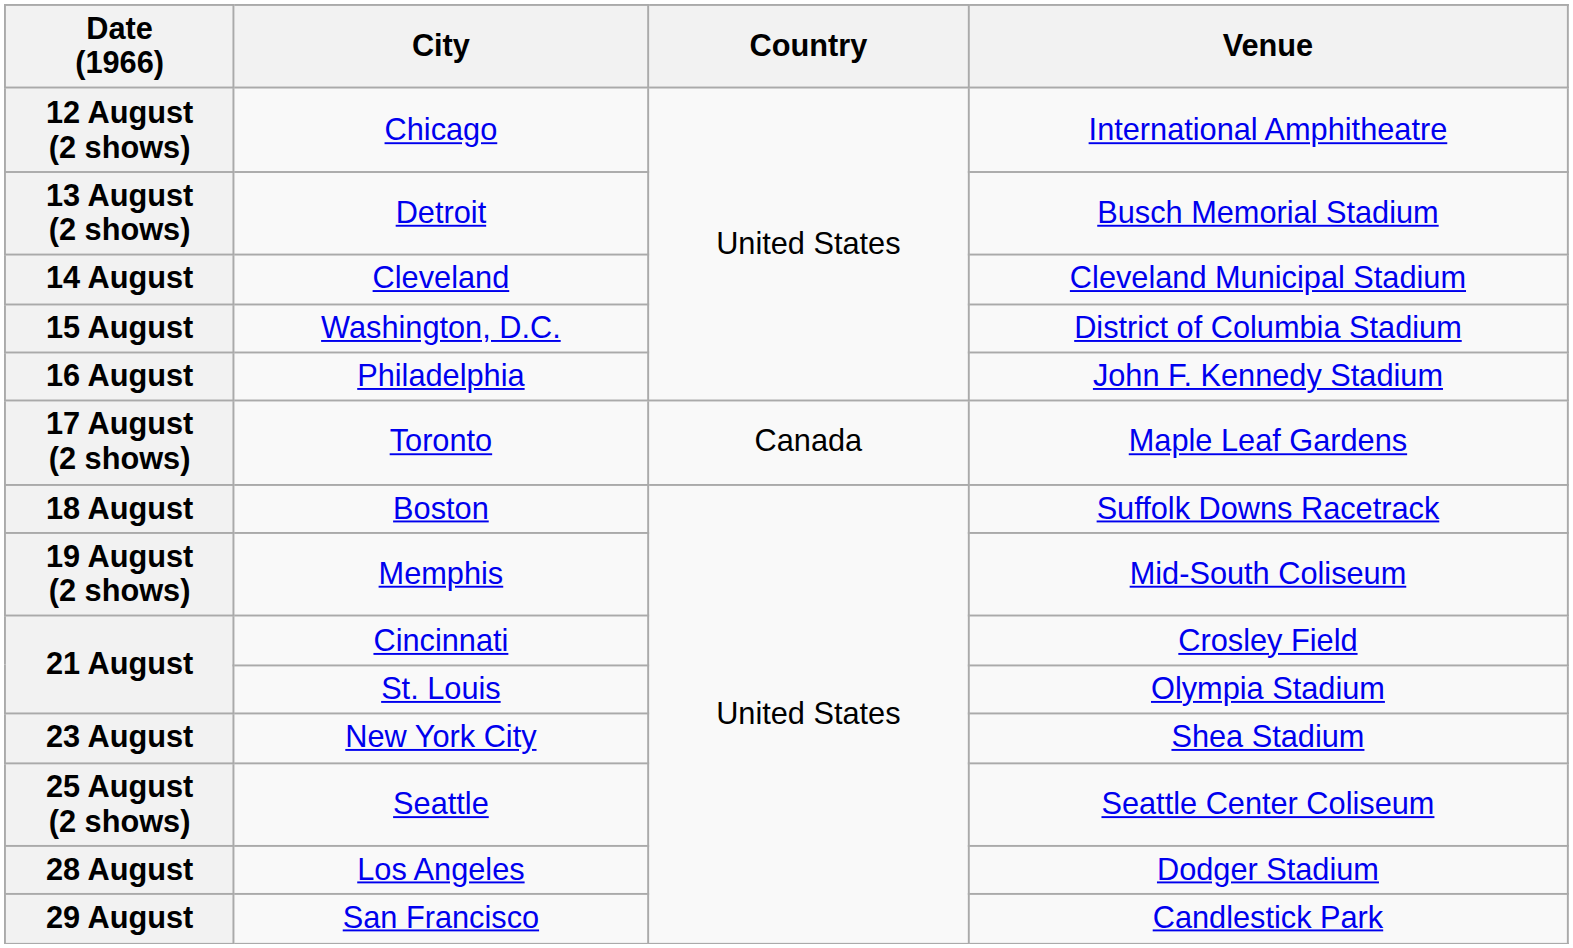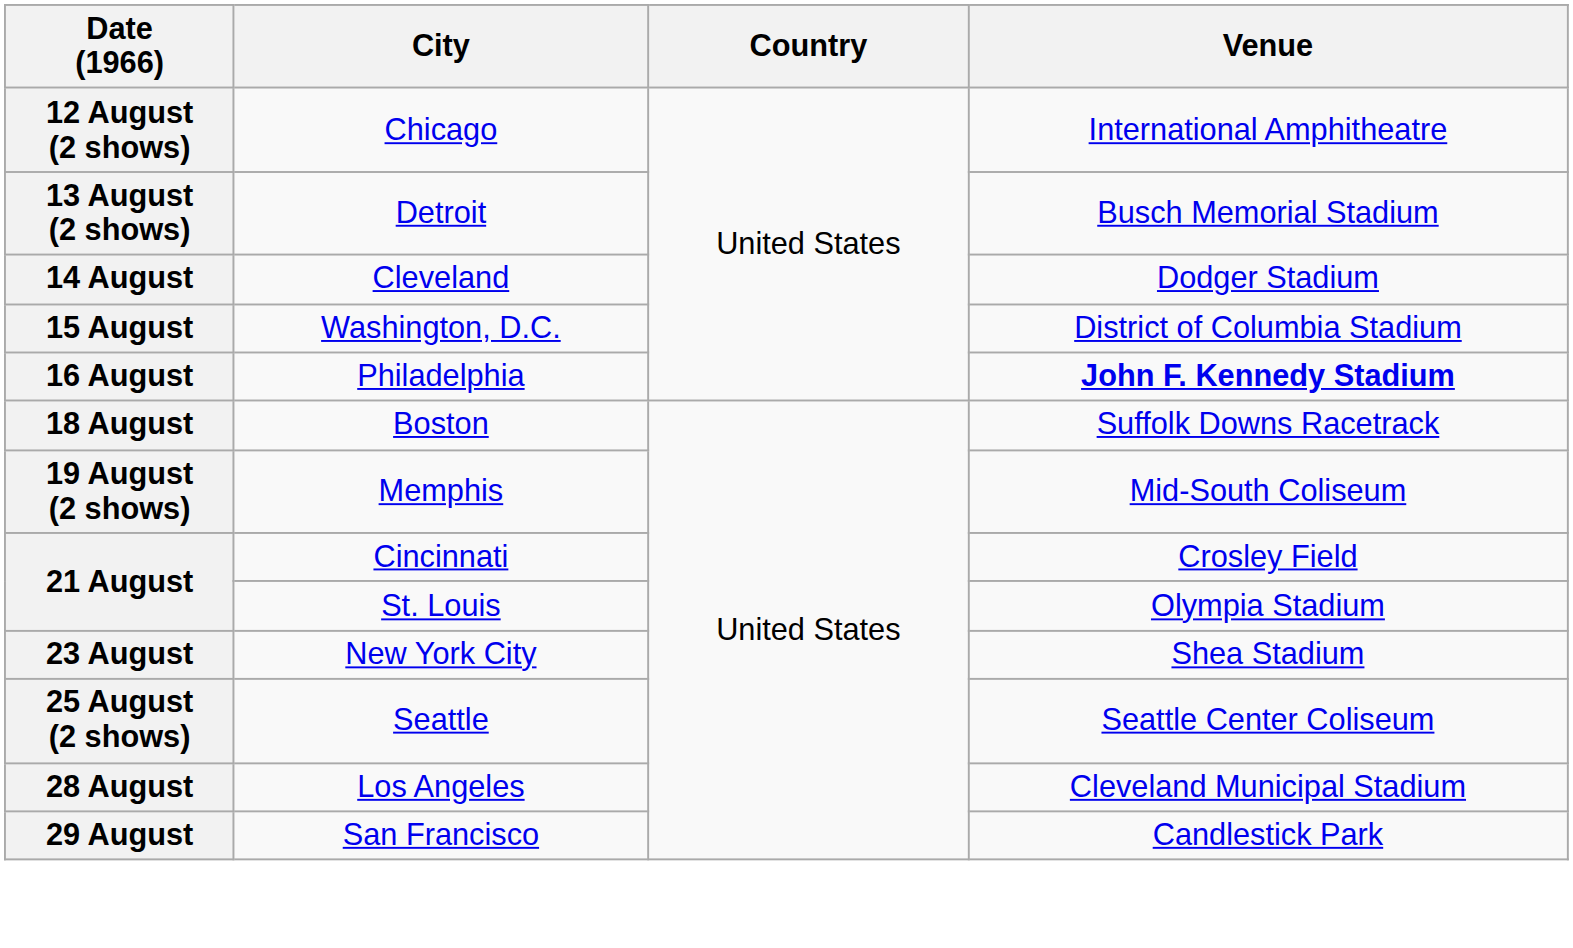(1268, 278) Cleveland Municipal Stadium -> (1268, 278) Dodger Stadium
(1268, 376) normal -> (1268, 376) bold
- row: (120, 442)
(1268, 869) Dodger Stadium -> (1268, 786) Cleveland Municipal Stadium
